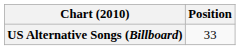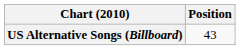(210, 34) 33 -> (210, 34) 43
